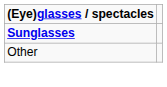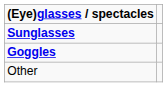+ row: (32, 52)
